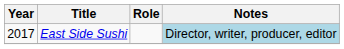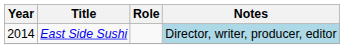(21, 33) 2017 -> (21, 33) 2014
